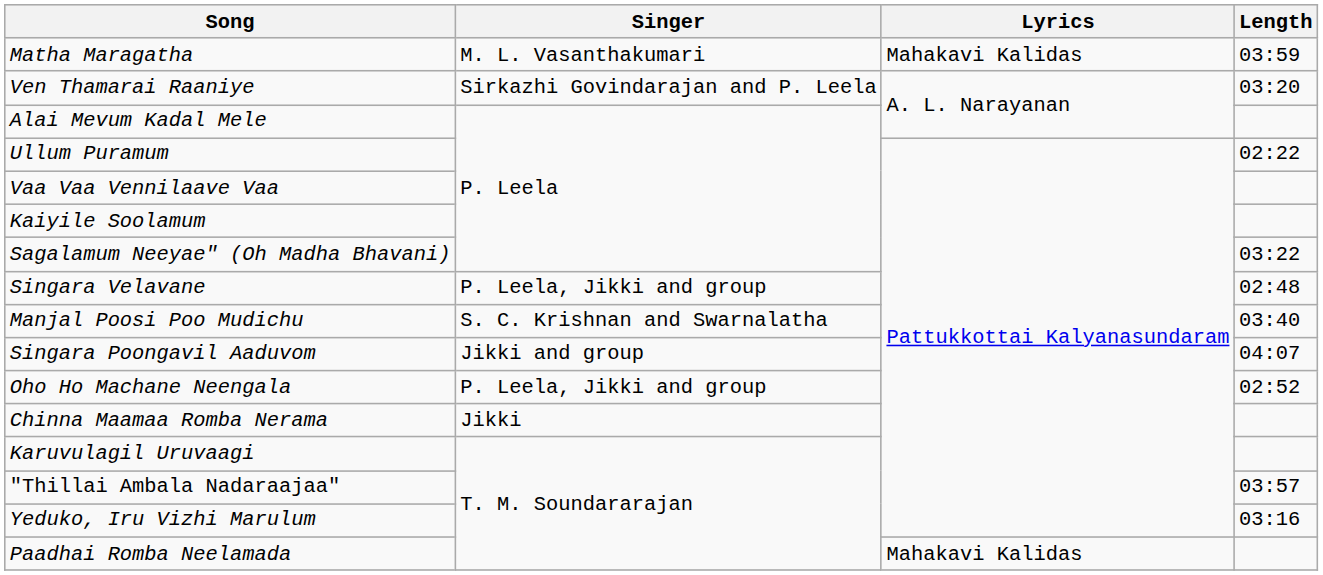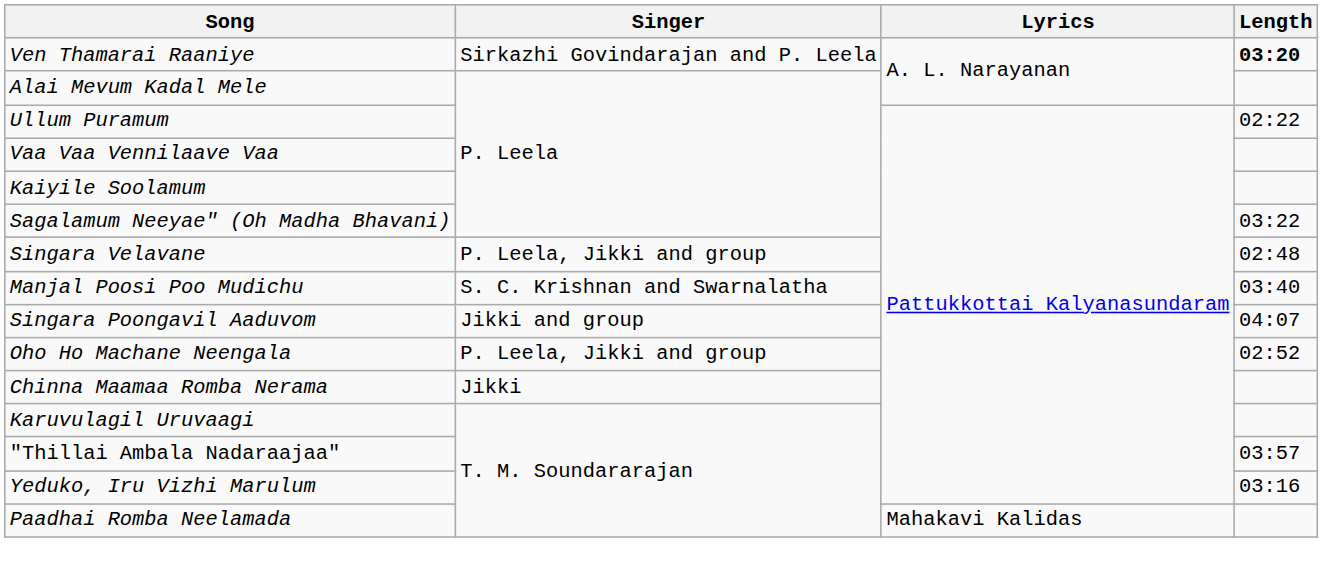- row: (102, 55)
(1270, 88) normal -> (1270, 55) bold
